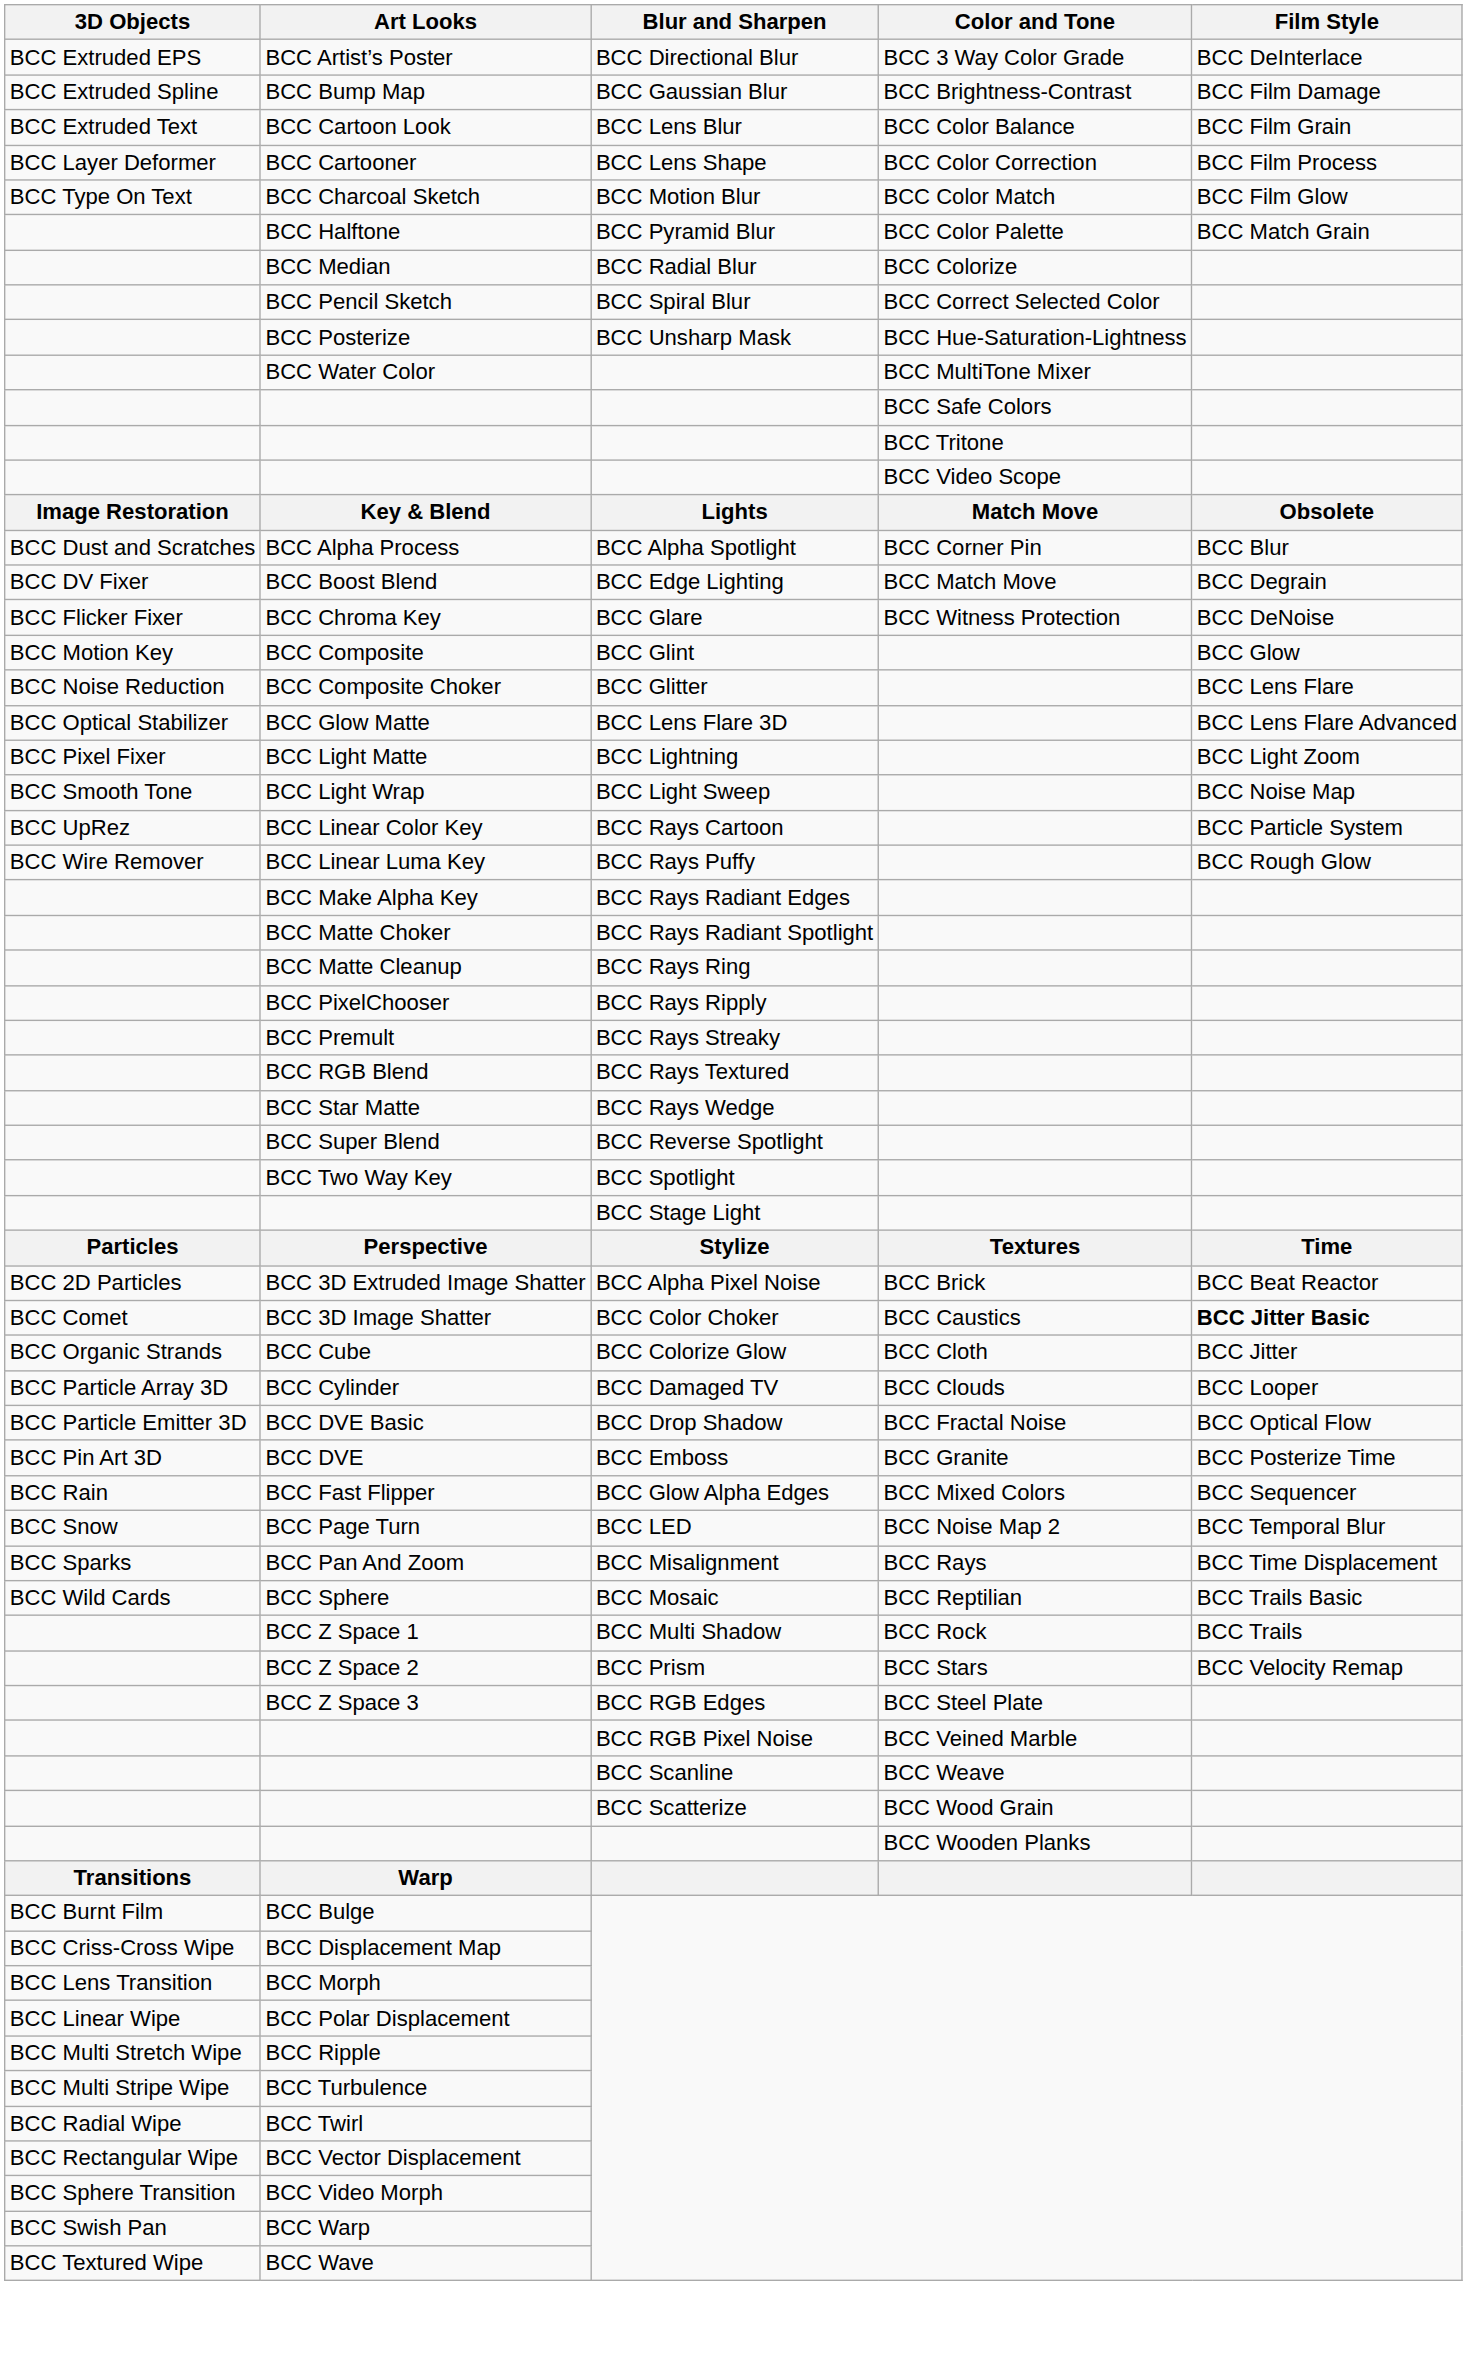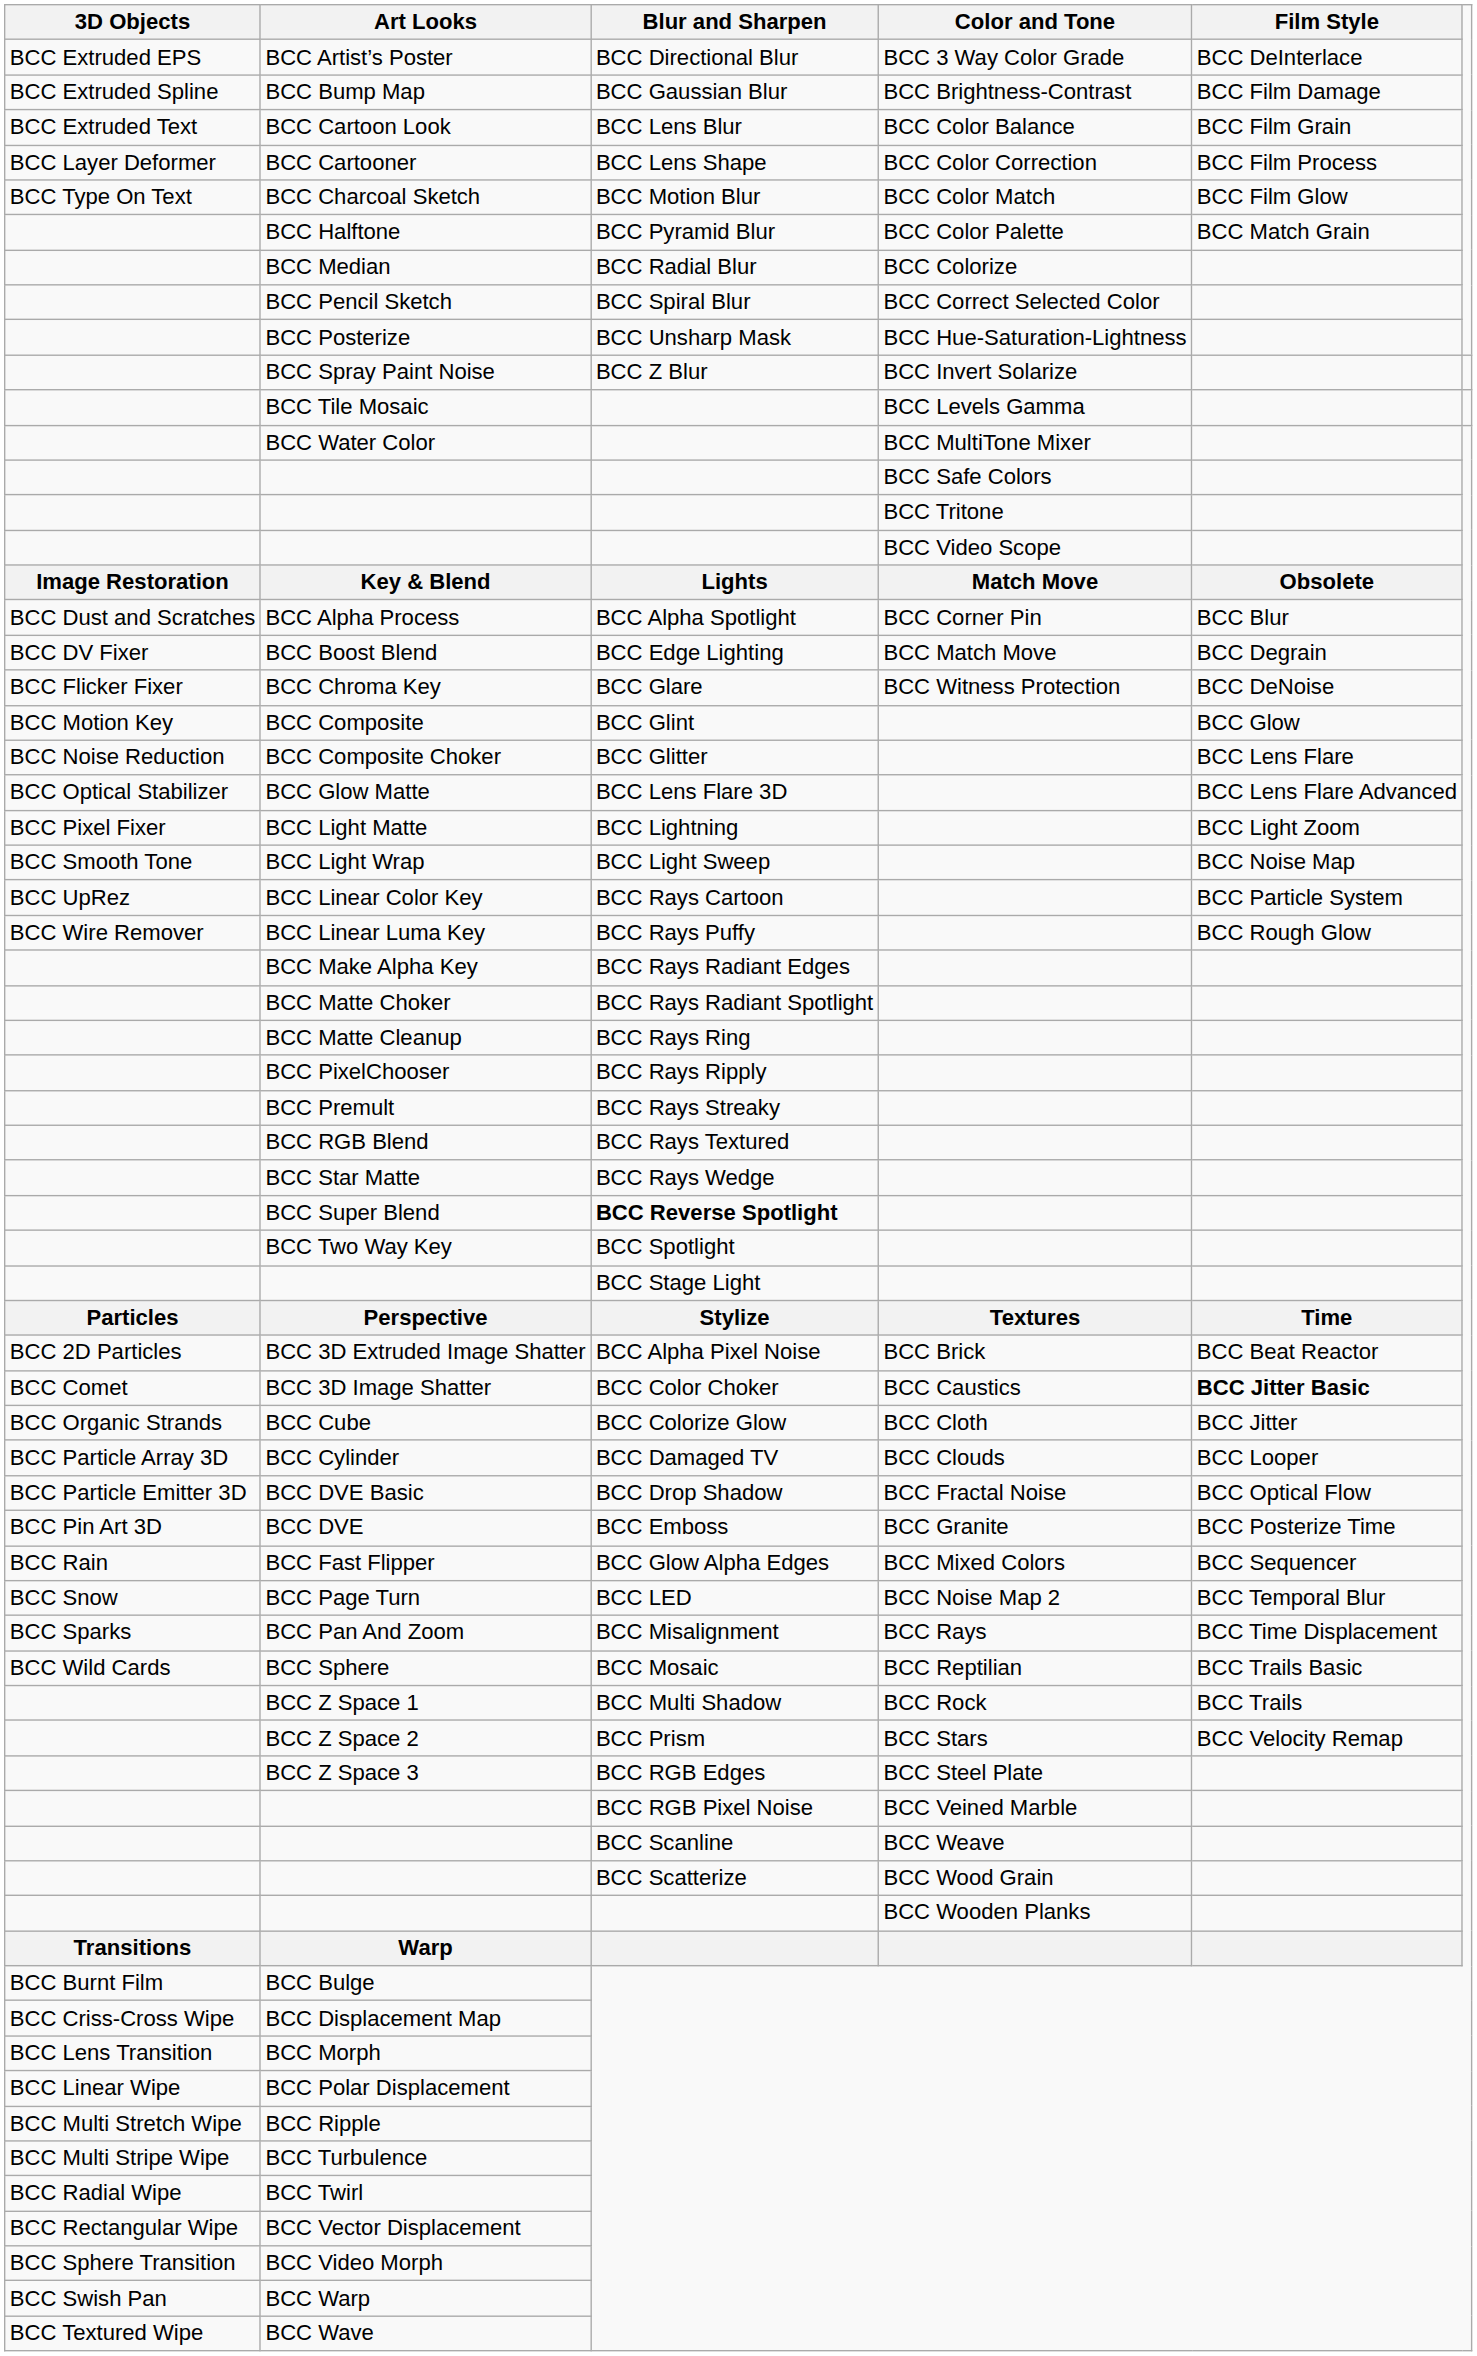+ row: (380, 372)
+ row: (347, 407)
(709, 1142) normal -> (717, 1212) bold
